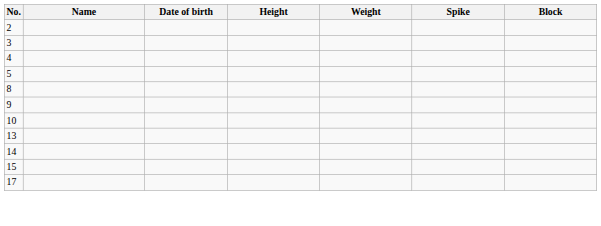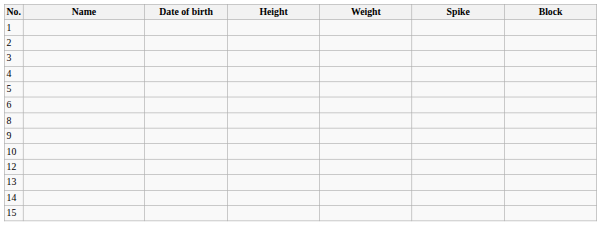+ row: (9, 27)
+ row: (9, 105)
+ row: (11, 167)
- row: (11, 182)
